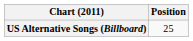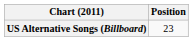(168, 28) 25 -> (168, 28) 23
